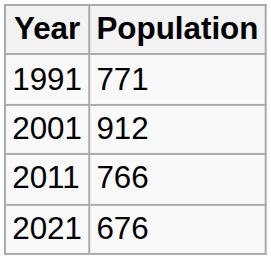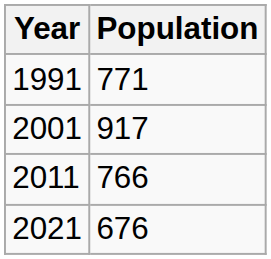(123, 128) 912 -> (123, 128) 917
